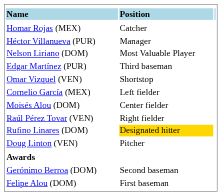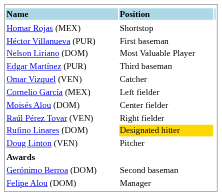(133, 28) Catcher -> (136, 28) Shortstop
(135, 41) Manager -> (144, 41) First baseman
(136, 79) Shortstop -> (133, 79) Catcher
(144, 183) First baseman -> (135, 183) Manager
